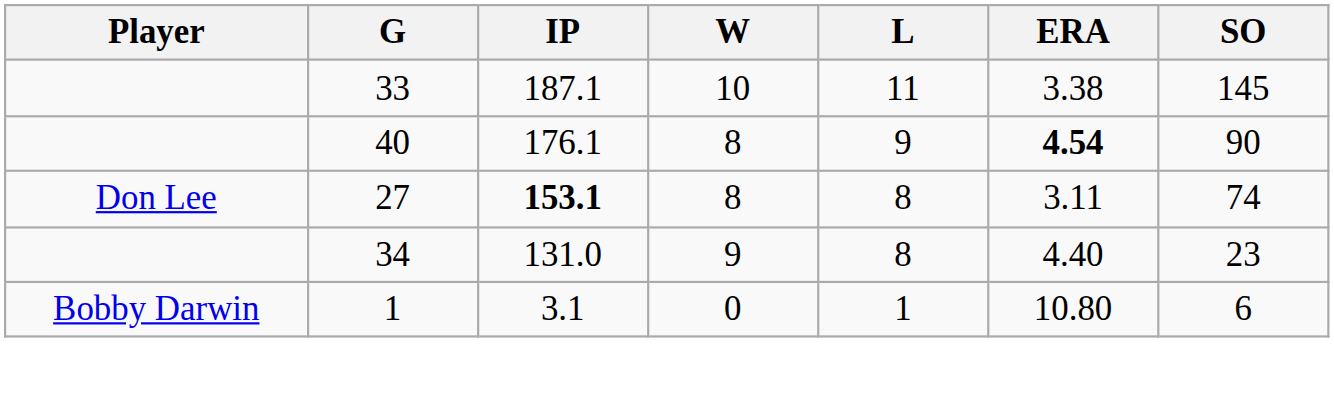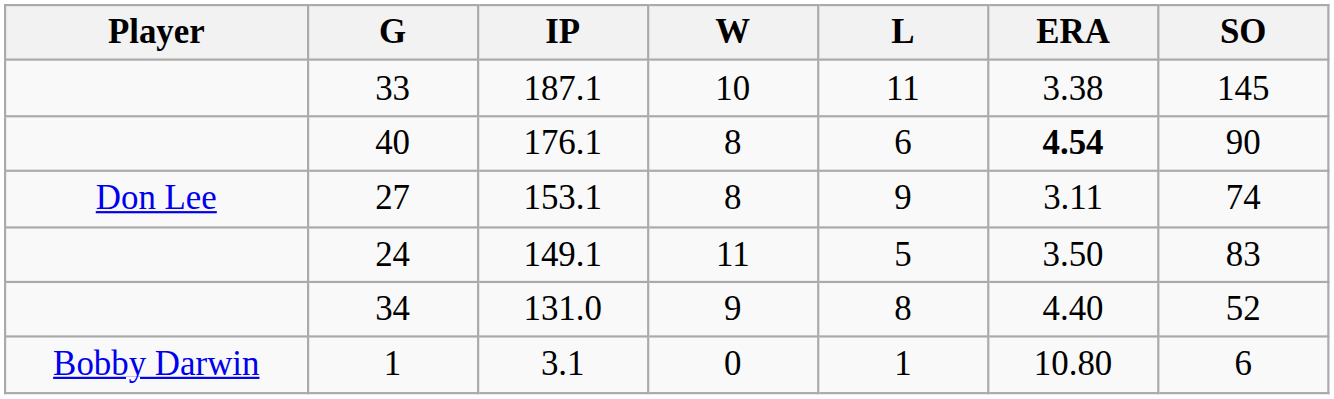(903, 142) 9 -> (903, 142) 6
(563, 198) bold -> (563, 198) normal
(903, 198) 8 -> (903, 198) 9
+ row: (393, 253)
(1243, 253) 23 -> (1243, 308) 52
